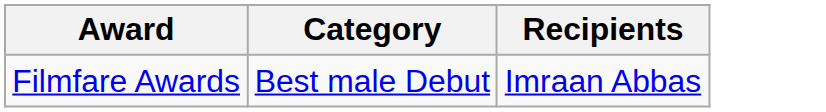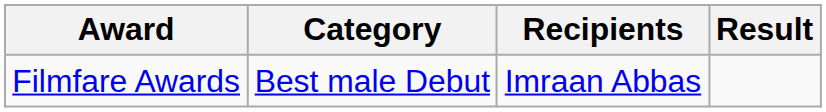+ column: (765, 29)
